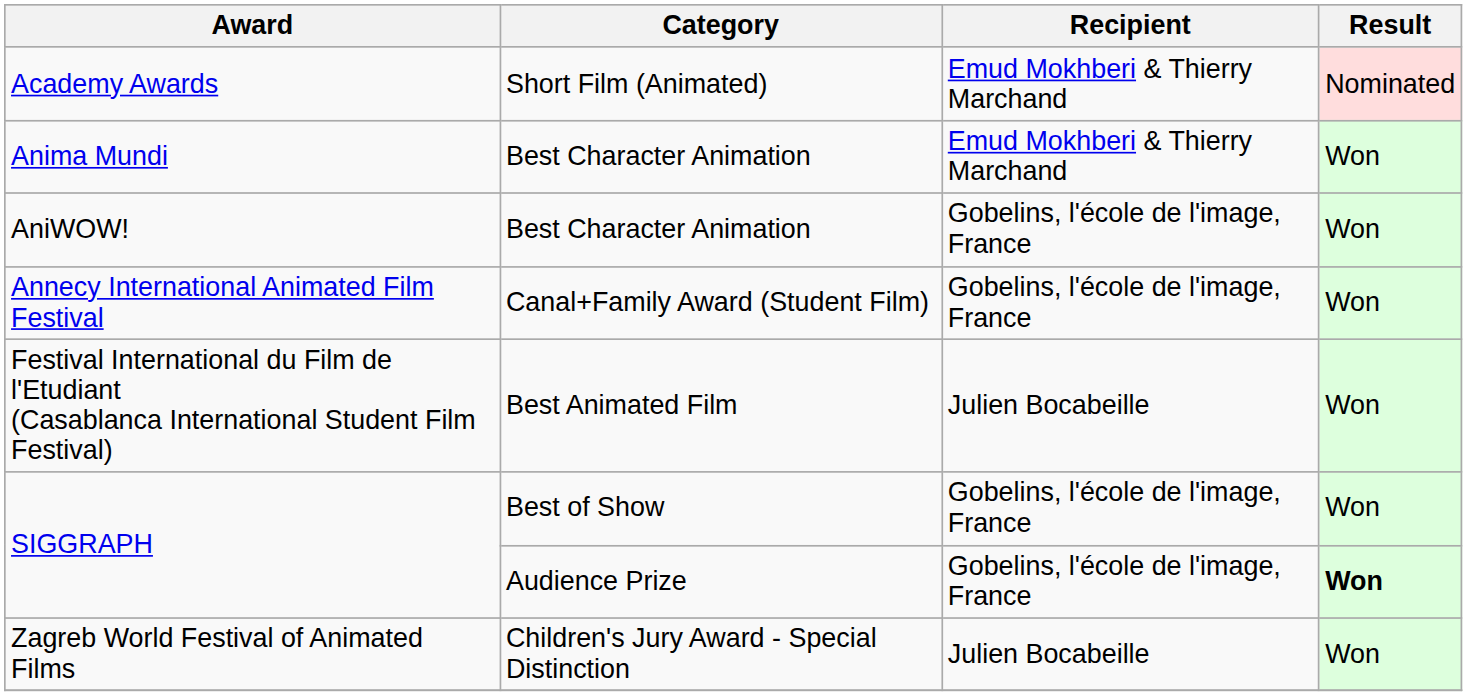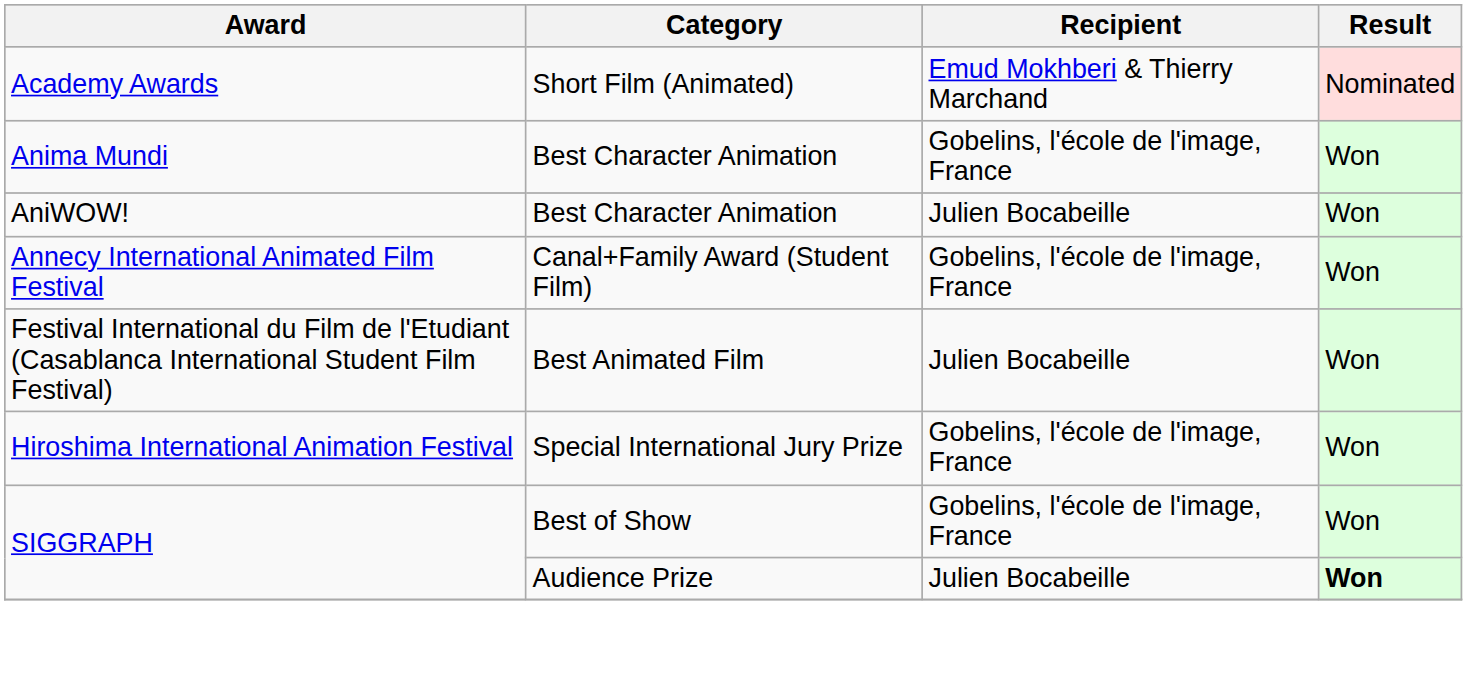(1100, 156) Emud Mokhberi & Thierry Marchand -> (1095, 156) Gobelins, l'école de l'image, France
(1114, 229) Gobelins, l'école de l'image, France -> (1029, 214) Julien Bocabeille
+ row: (262, 447)
(1114, 581) Gobelins, l'école de l'image, France -> (1029, 578) Julien Bocabeille
- row: (217, 654)
